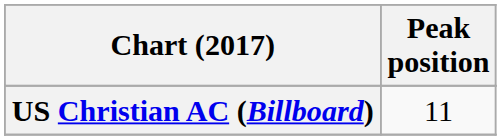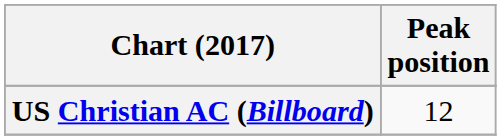(439, 109) 11 -> (439, 109) 12
